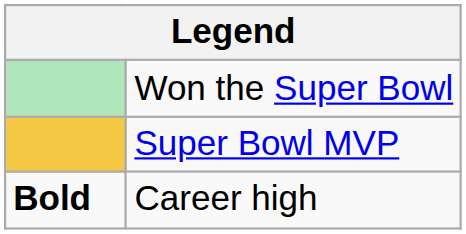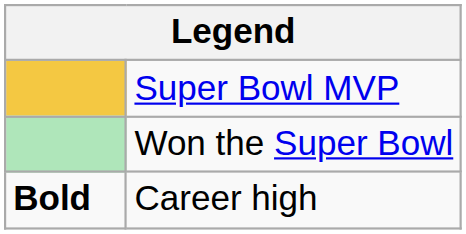rows swapped: (294, 87) <-> (267, 143)
